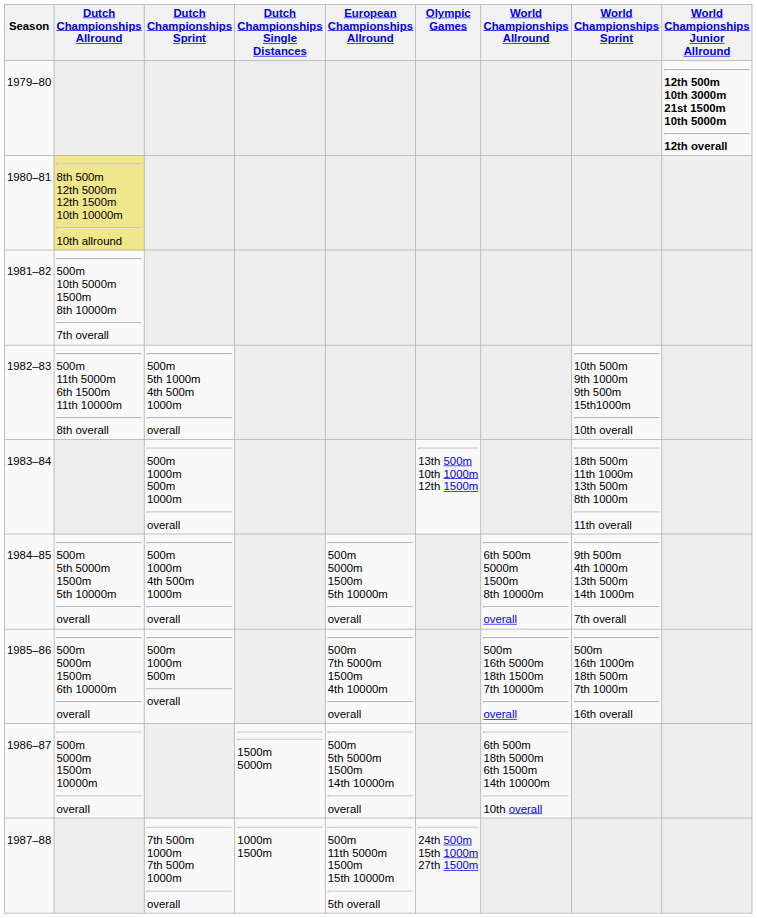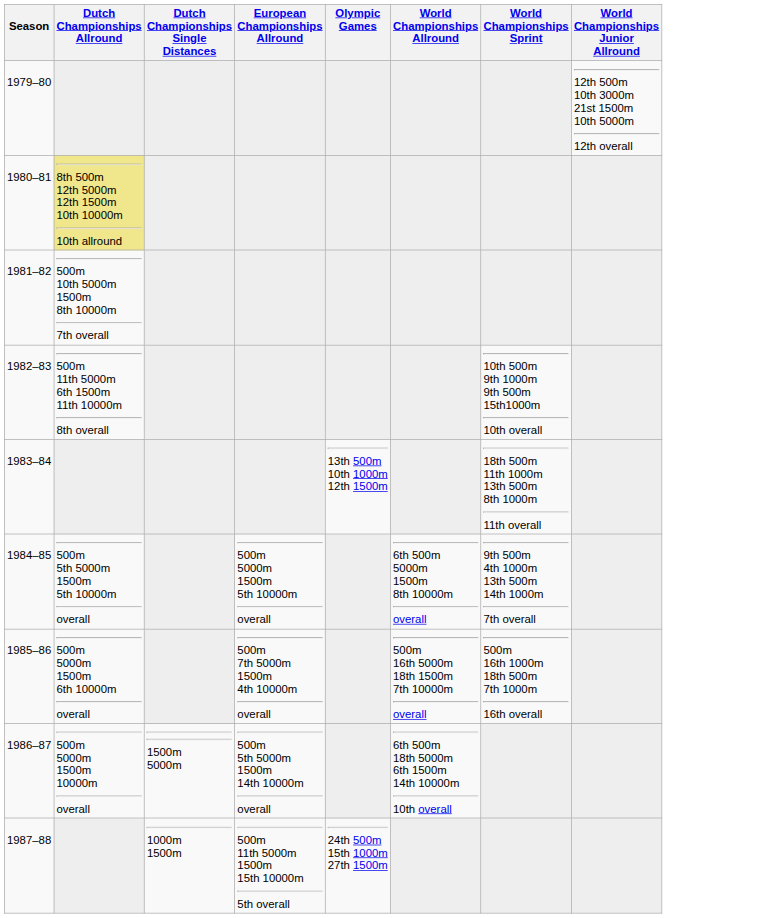- column: (189, 26)
(707, 111) bold -> (617, 111) normal
